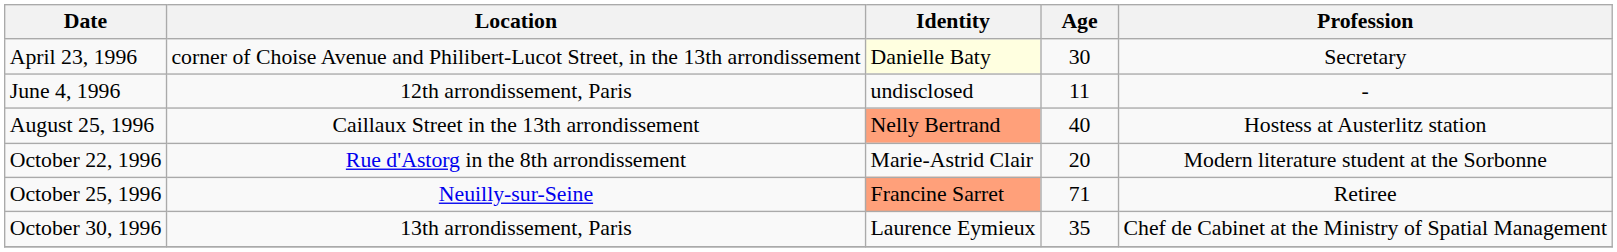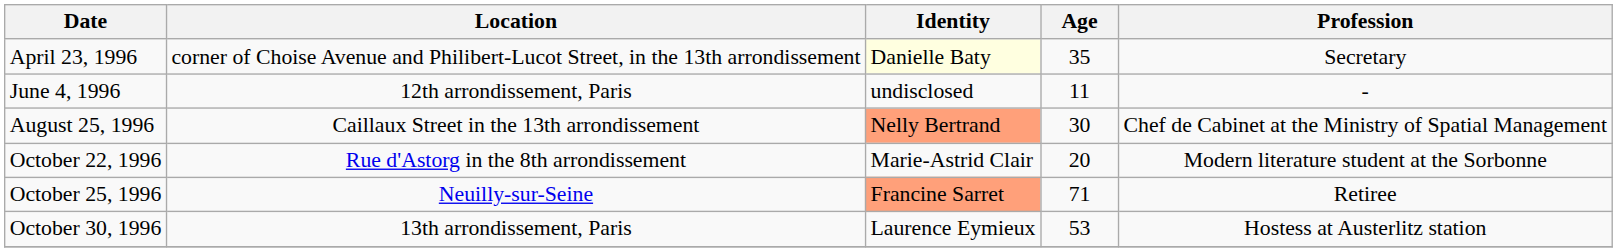(1080, 56) 30 -> (1080, 56) 35
(1080, 125) 40 -> (1080, 125) 30
(1365, 125) Hostess at Austerlitz station -> (1365, 125) Chef de Cabinet at the Ministry of Spatial Management
(1080, 228) 35 -> (1080, 228) 53
(1365, 228) Chef de Cabinet at the Ministry of Spatial Management -> (1365, 228) Hostess at Austerlitz station
